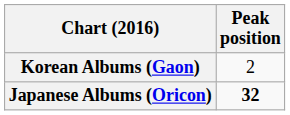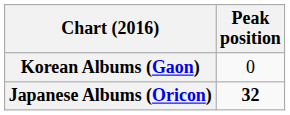(250, 67) 2 -> (250, 67) 0
